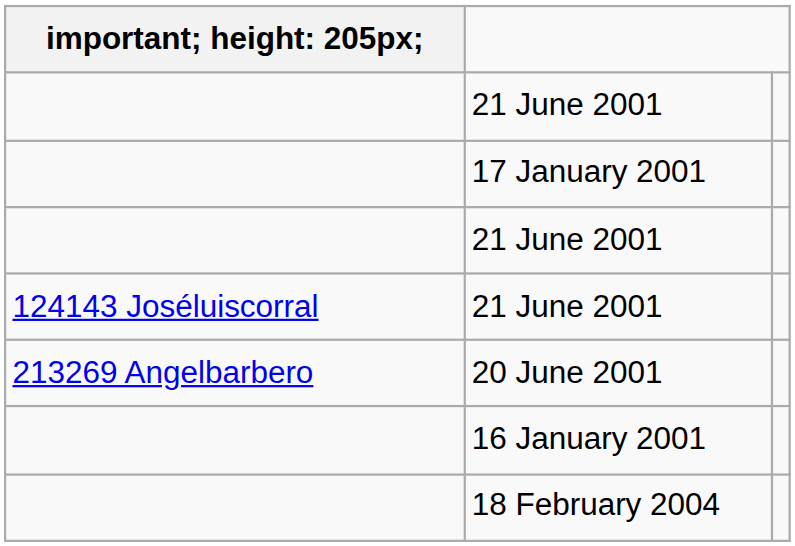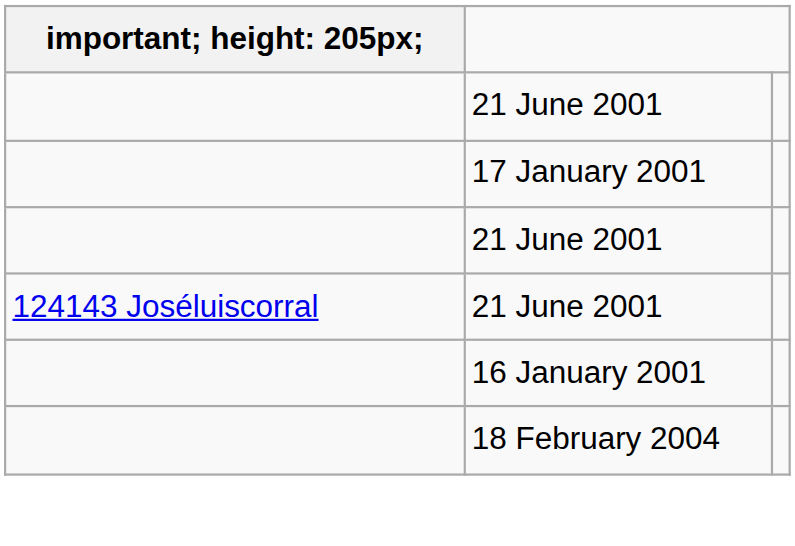- row: (163, 372)
